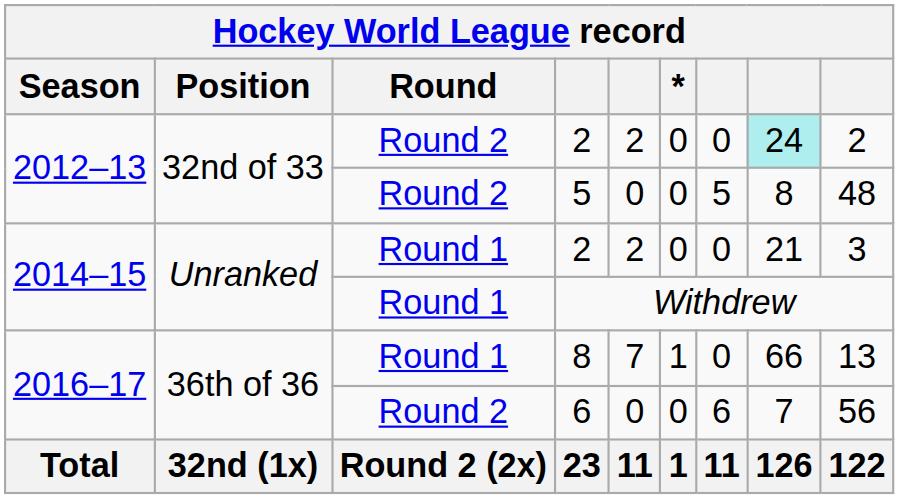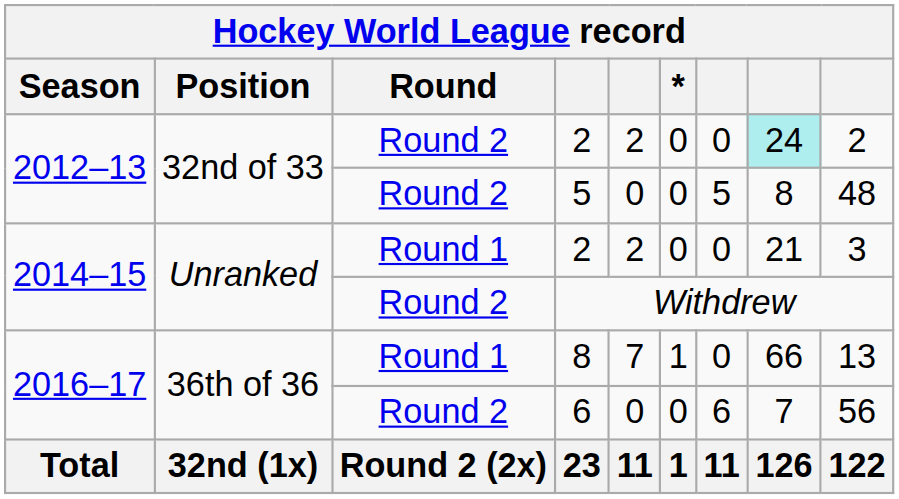(443, 303) Round 1 -> (443, 303) Round 2
